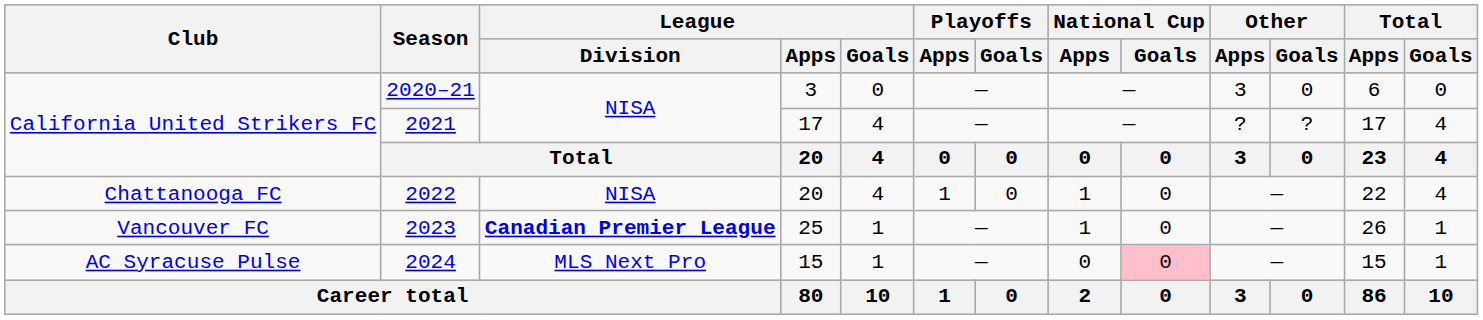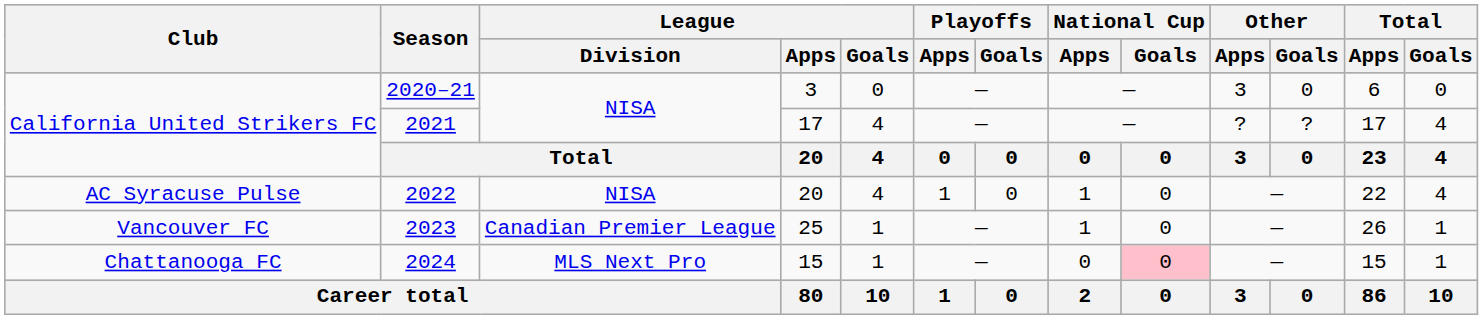(193, 194) Chattanooga FC -> (193, 194) AC Syracuse Pulse
(630, 228) bold -> (630, 228) normal
(193, 262) AC Syracuse Pulse -> (193, 262) Chattanooga FC
